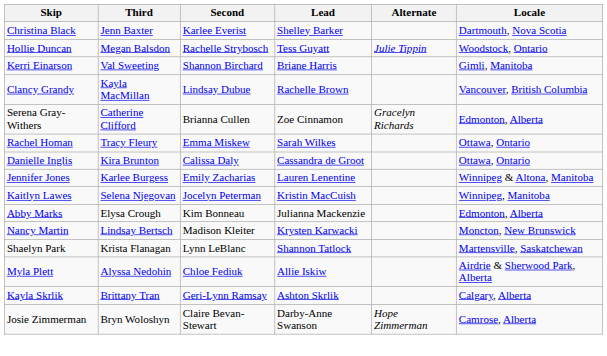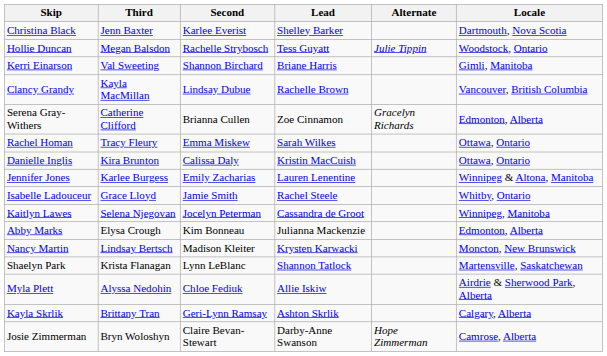(321, 160) Cassandra de Groot -> (316, 160) Kristin MacCuish
+ row: (49, 195)
(316, 195) Kristin MacCuish -> (321, 213) Cassandra de Groot
